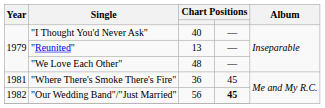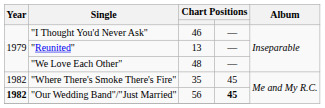(197, 32) 40 -> (197, 32) 46
(17, 79) 1981 -> (17, 79) 1982
(197, 79) 36 -> (197, 79) 35
(17, 95) normal -> (17, 95) bold
